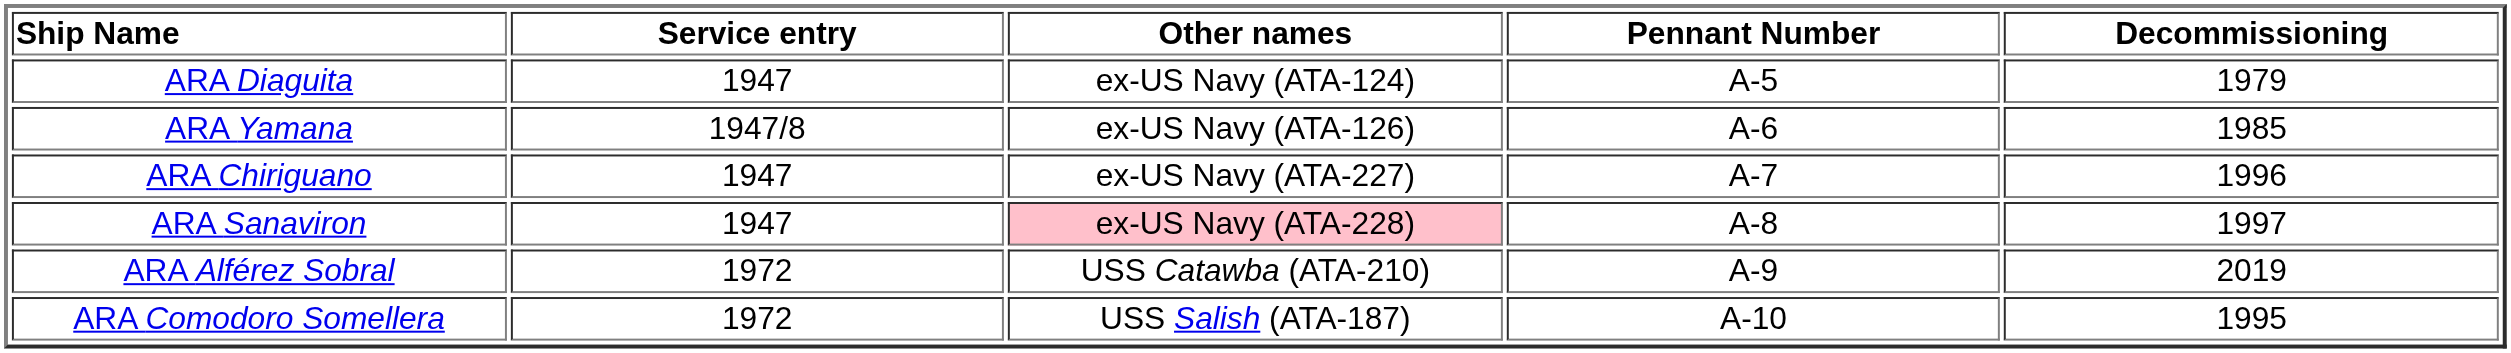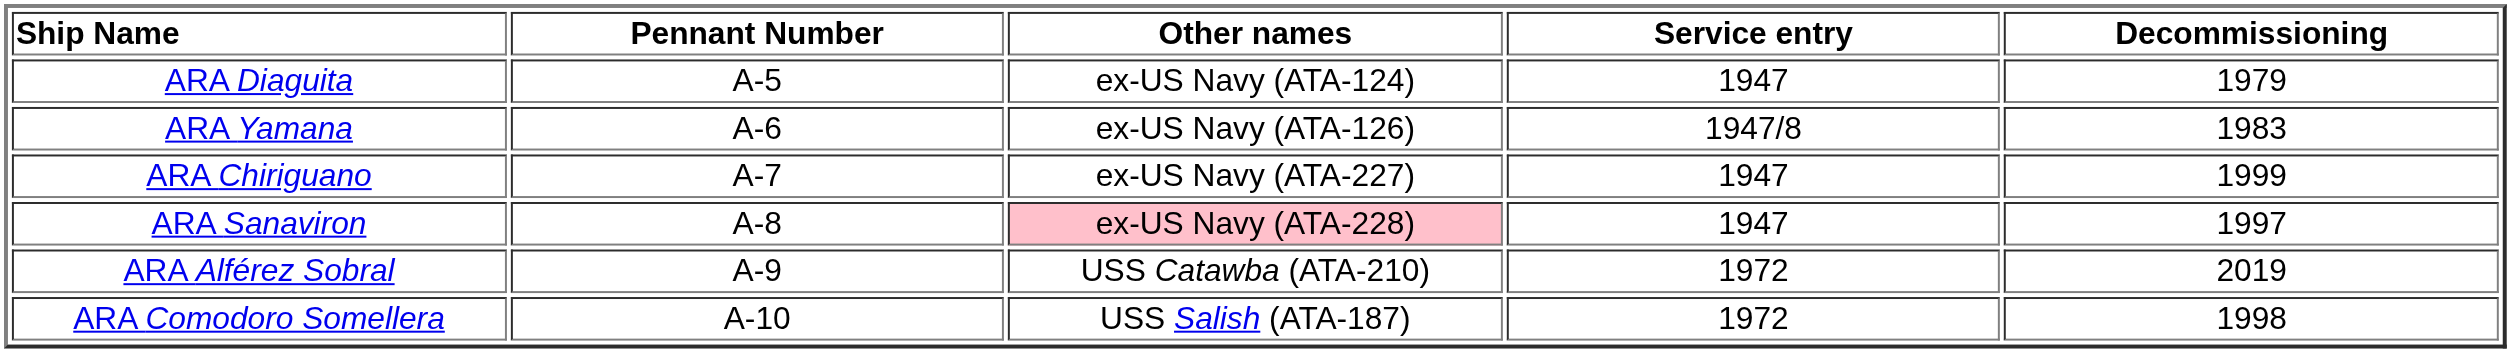columns swapped: (1753, 33) <-> (757, 33)
(2252, 128) 1985 -> (2252, 128) 1983
(2252, 175) 1996 -> (2252, 175) 1999
(2252, 318) 1995 -> (2252, 318) 1998
